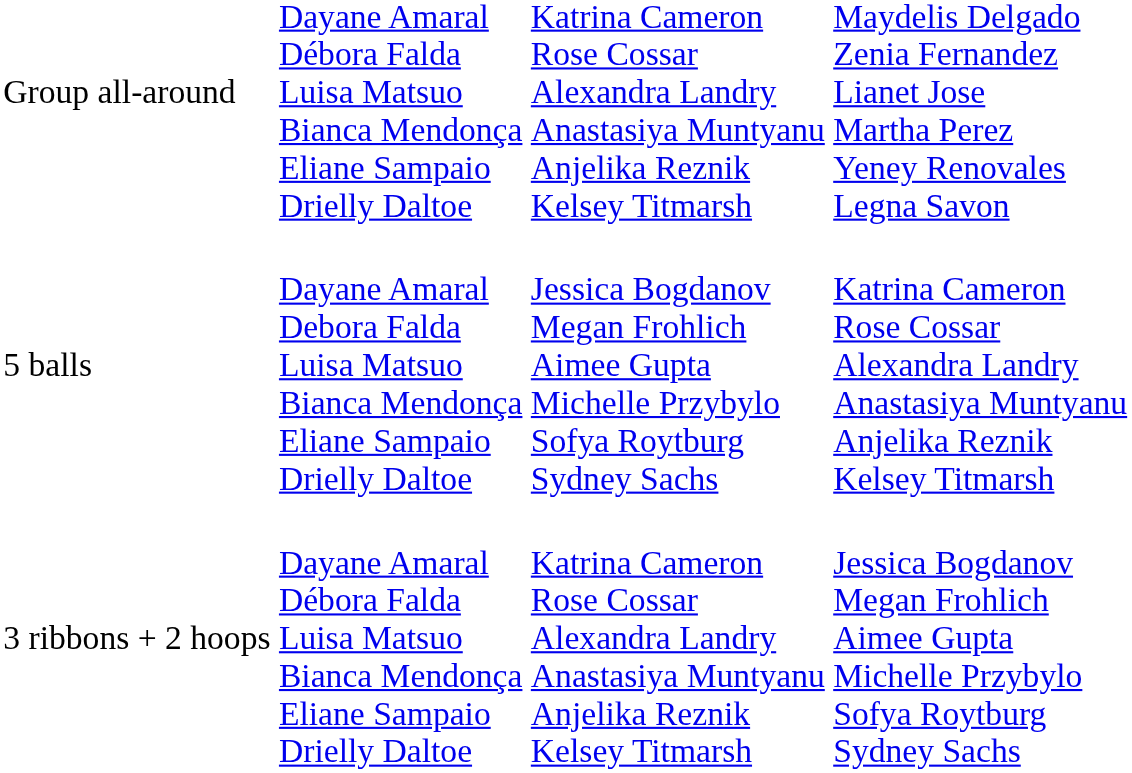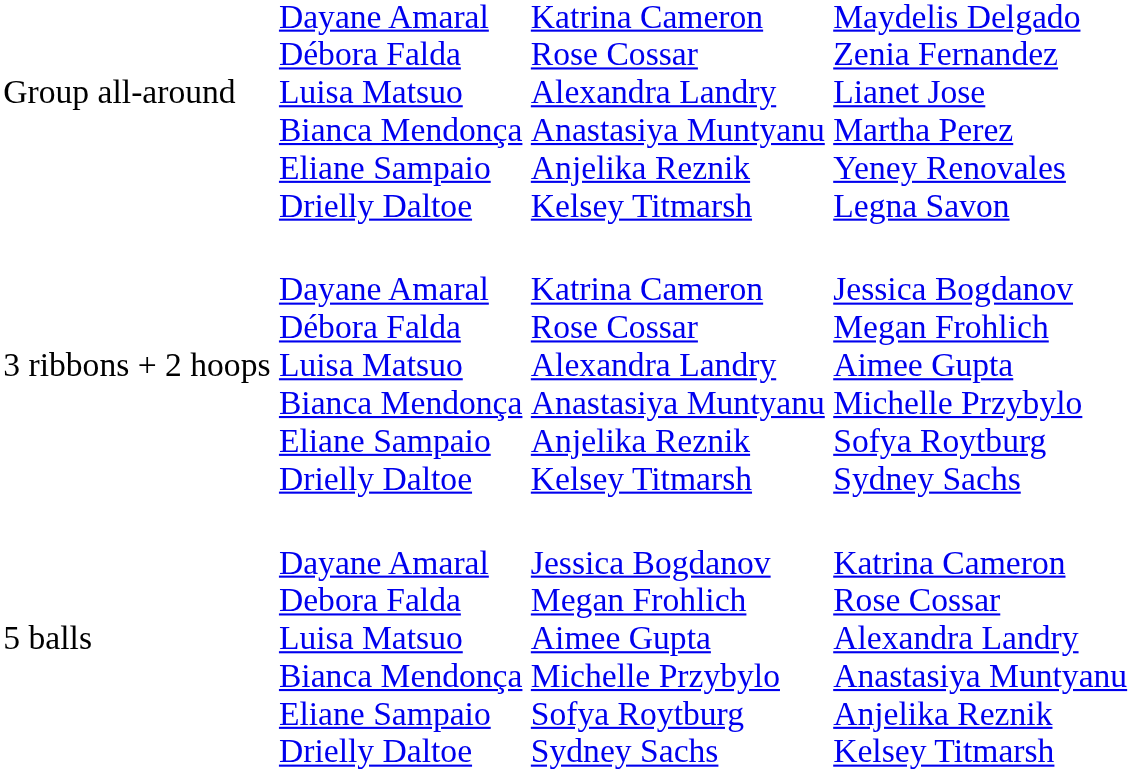rows swapped: (48, 365) <-> (137, 638)
